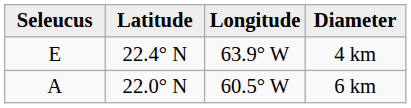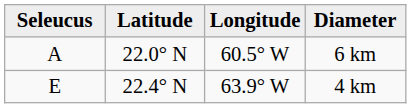rows swapped: (355, 86) <-> (355, 53)
